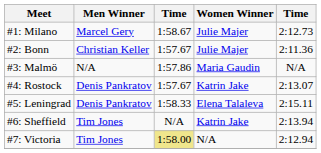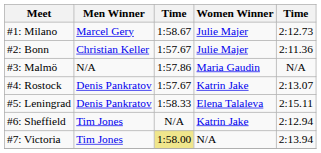(296, 121) 2:13.94 -> (296, 121) 2:12.94
(296, 139) 2:12.94 -> (296, 139) 2:13.94
